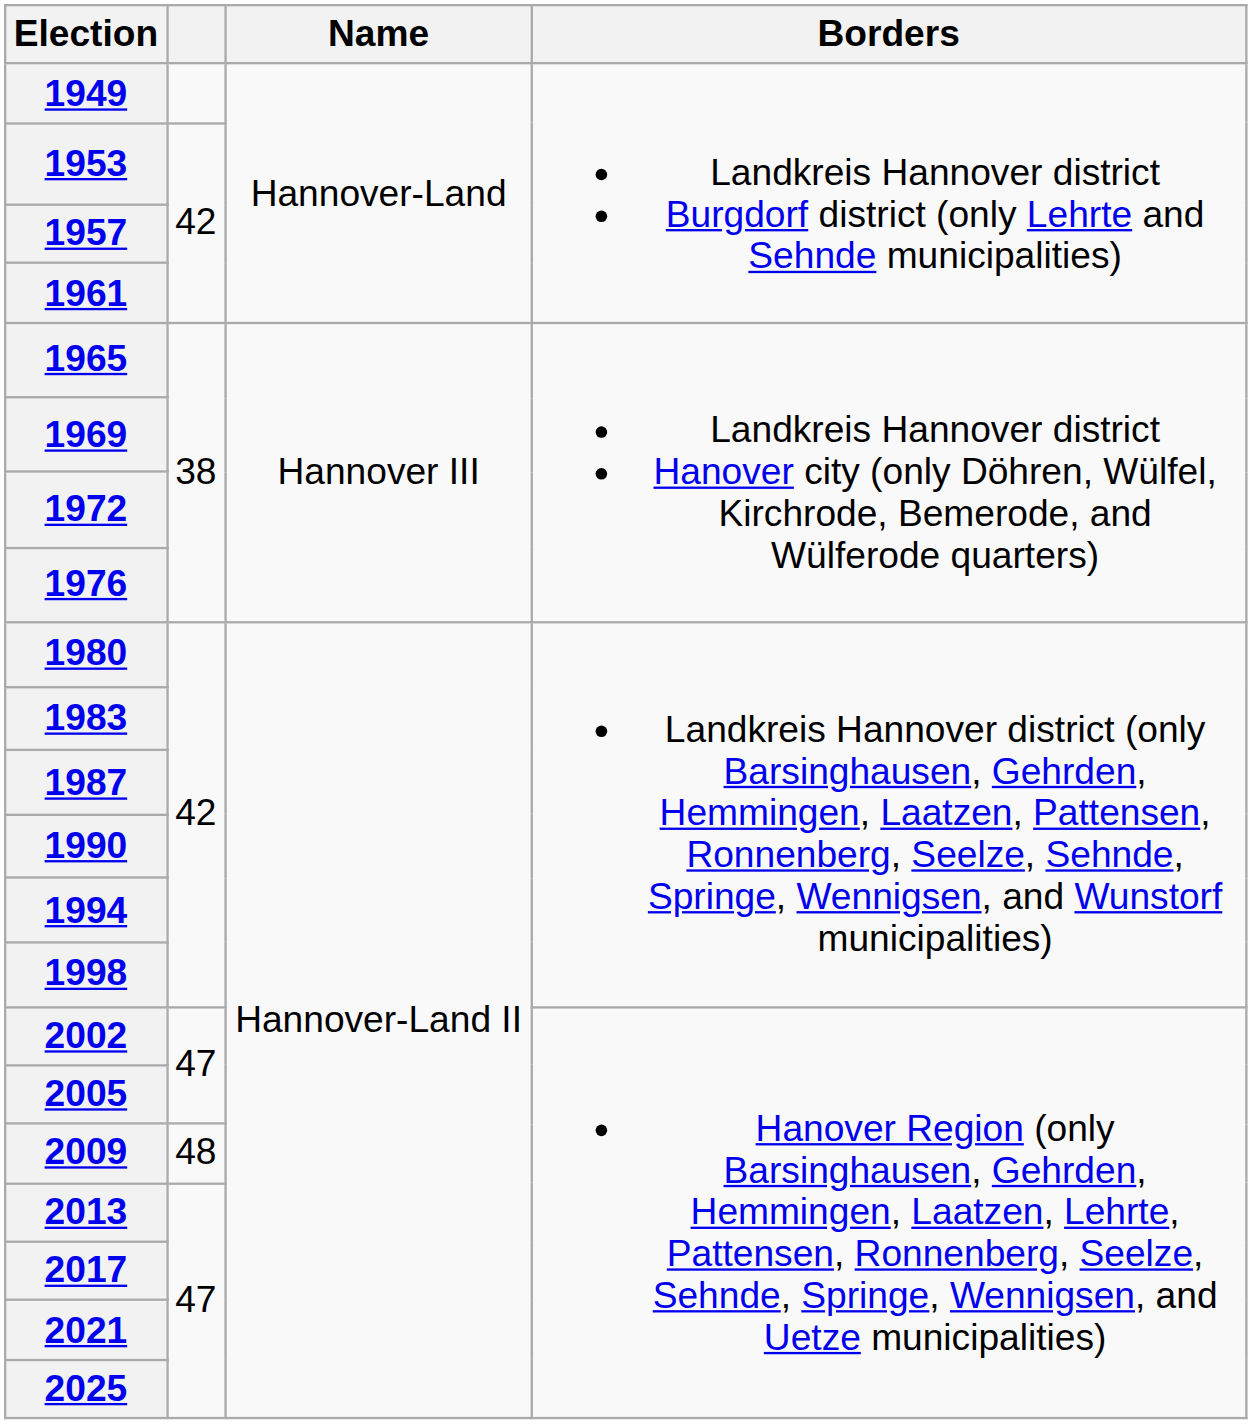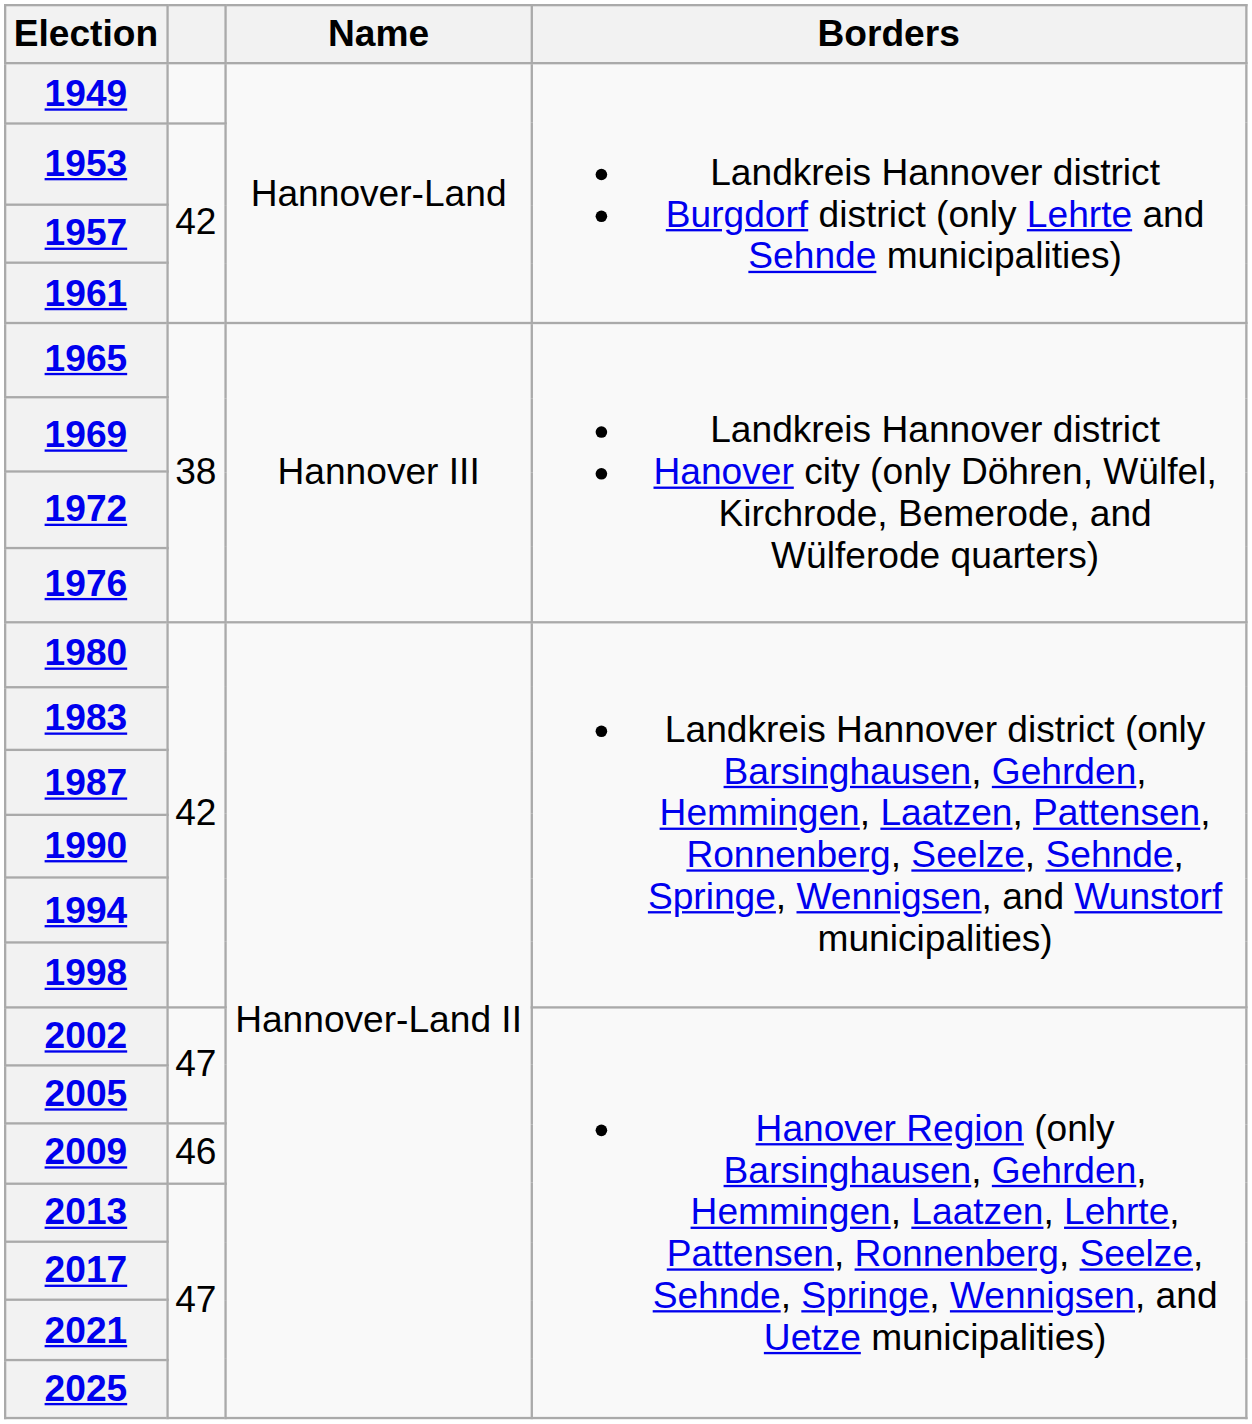(196, 1152) 48 -> (196, 1152) 46
